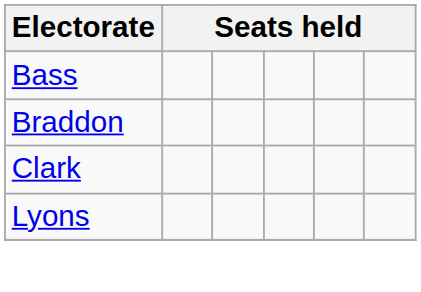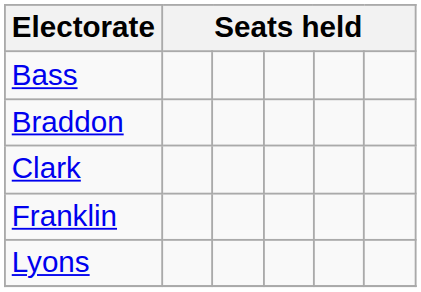+ row: (64, 215)
